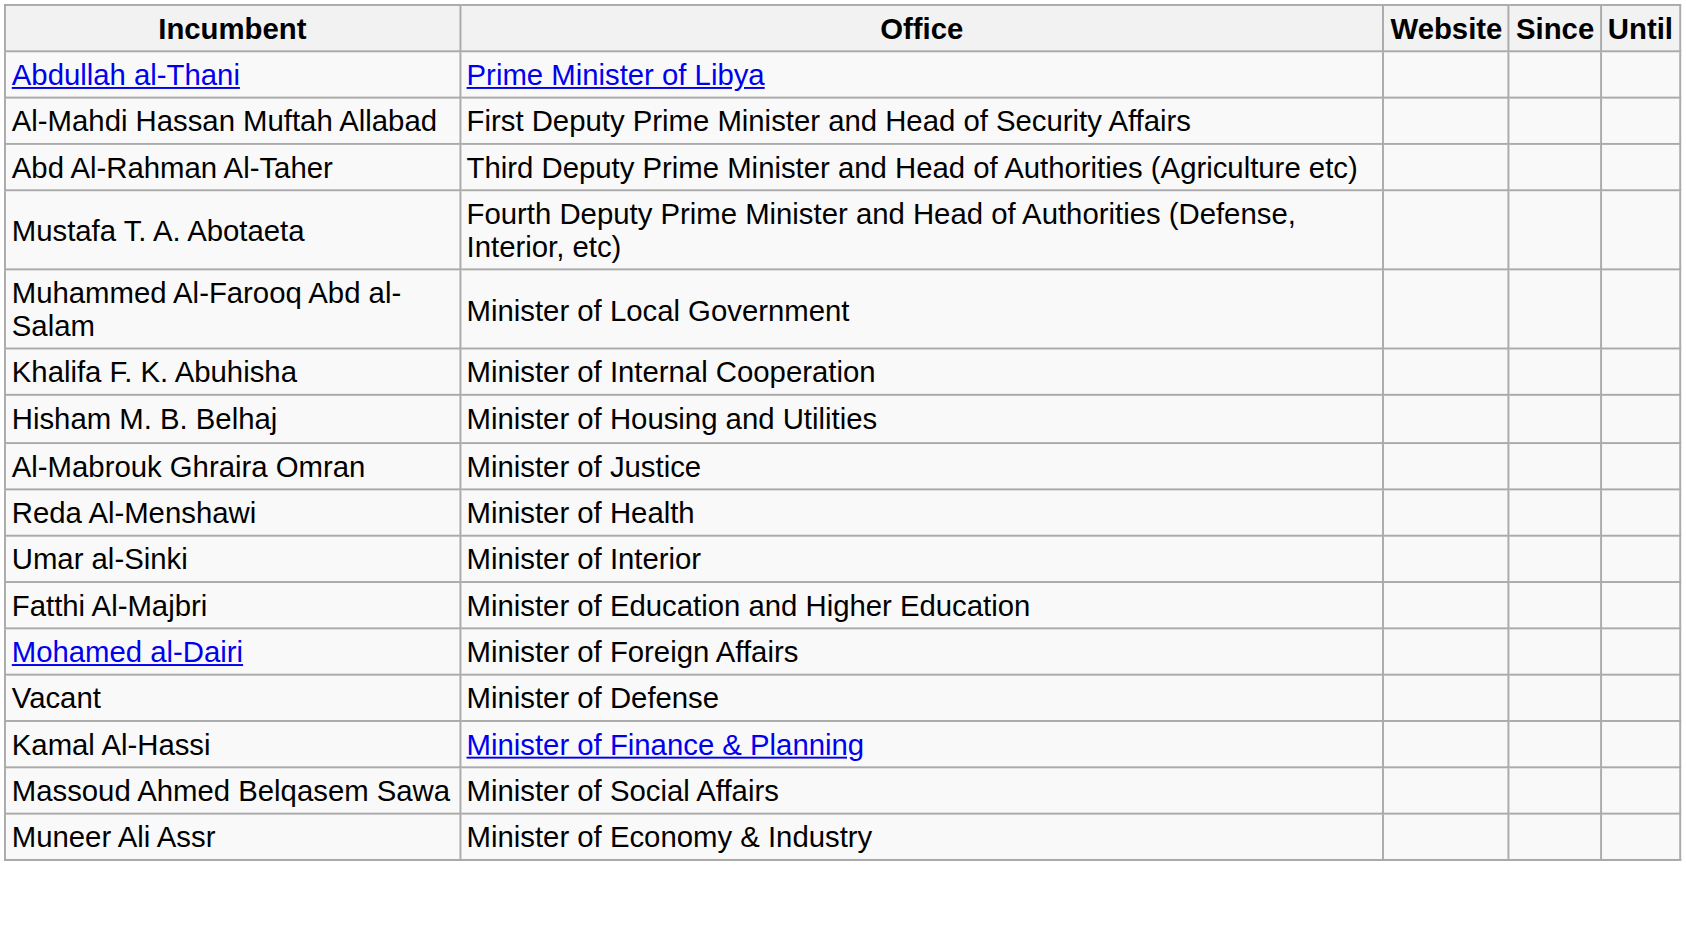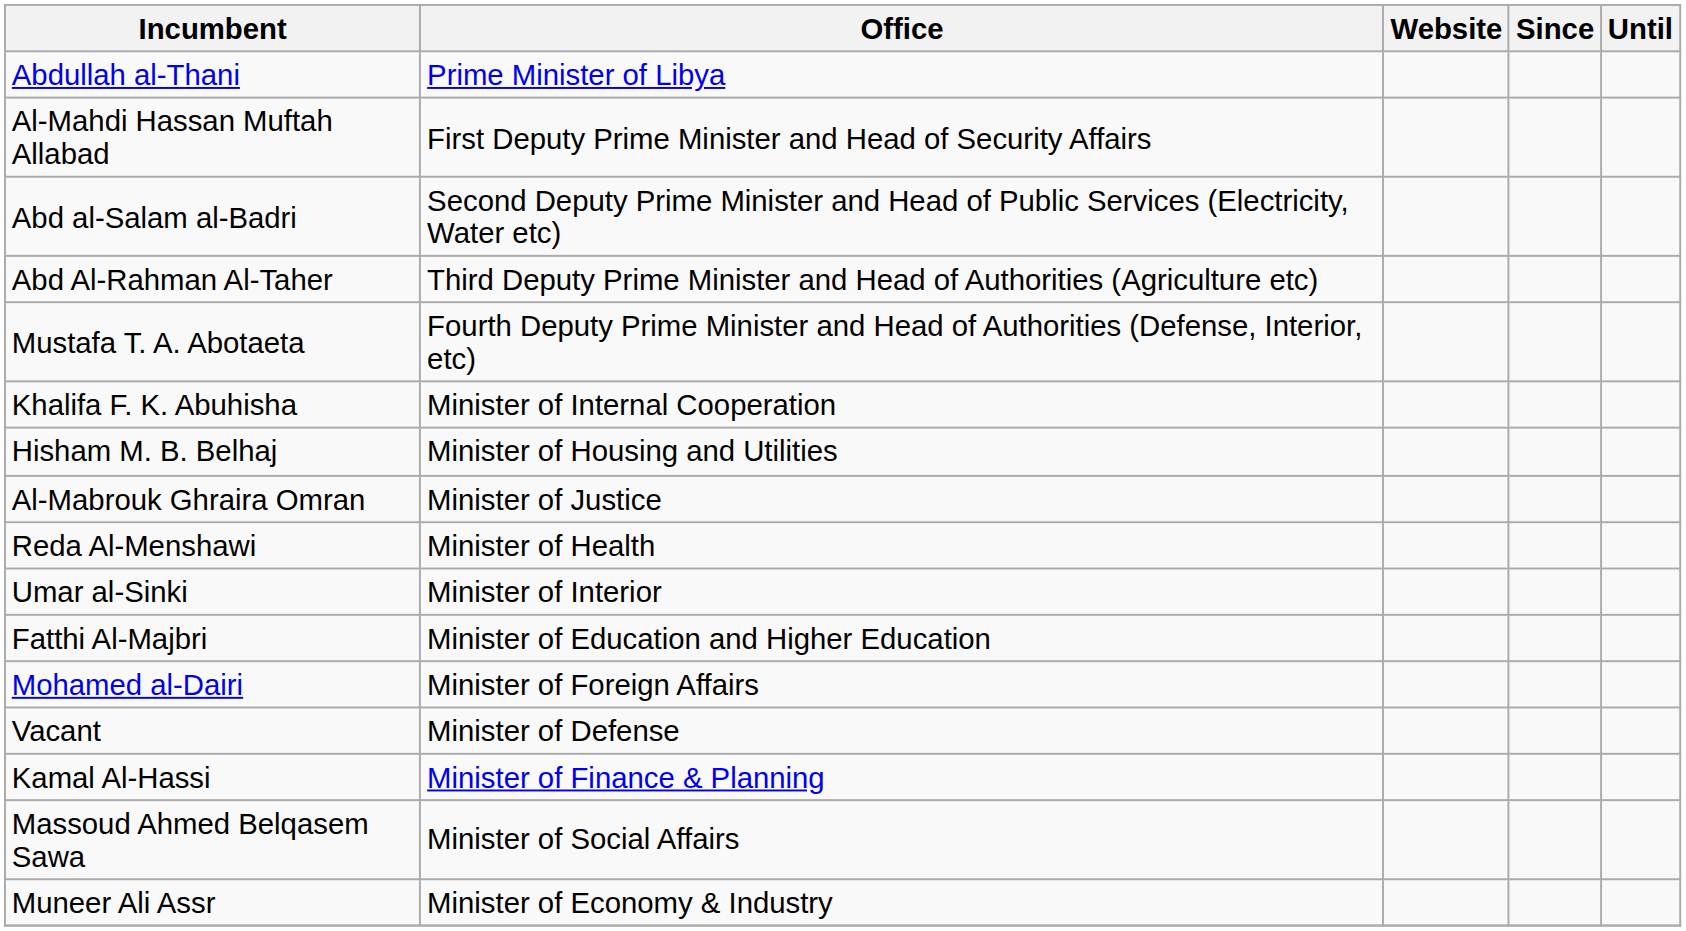+ row: (154, 217)
- row: (206, 310)
